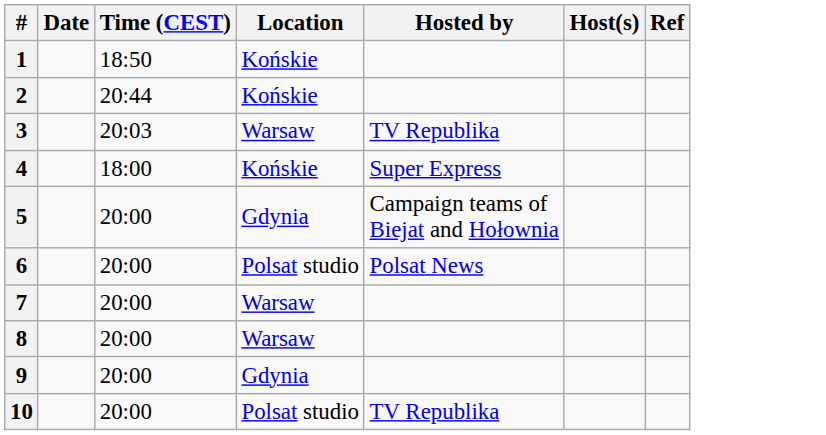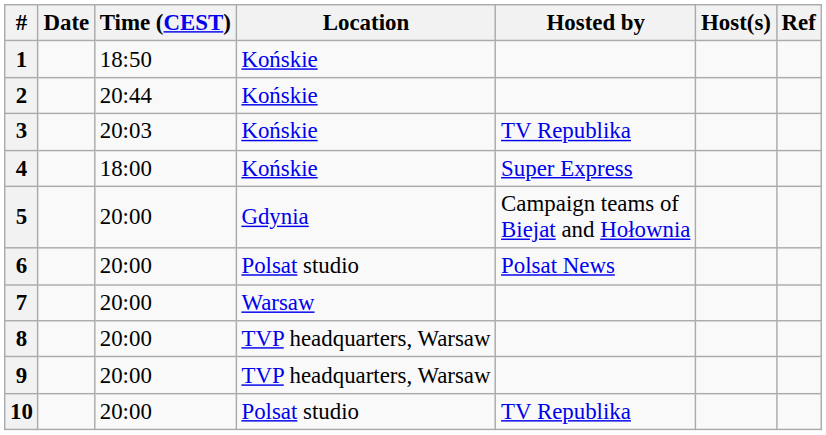(278, 131) Warsaw -> (280, 131) Końskie
(278, 338) Warsaw -> (366, 338) TVP headquarters, Warsaw
(275, 374) Gdynia -> (366, 374) TVP headquarters, Warsaw
